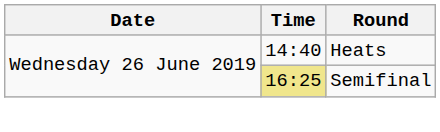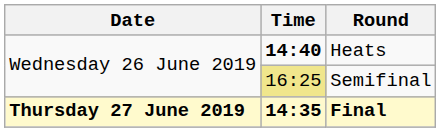(293, 50) normal -> (293, 50) bold
+ row: (358, 112)
